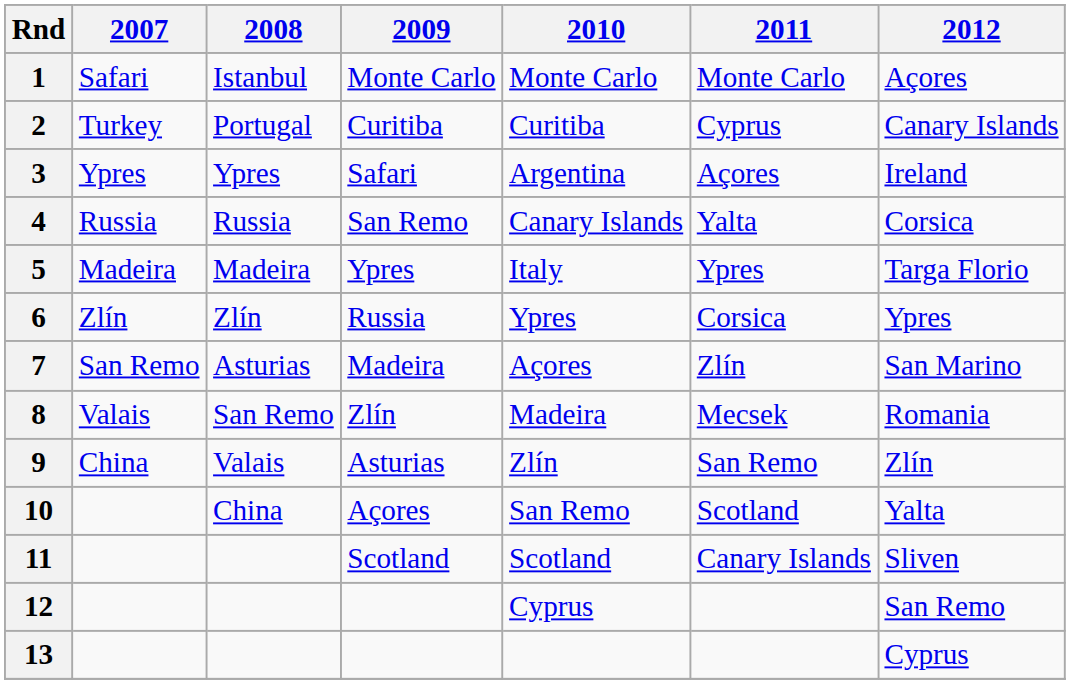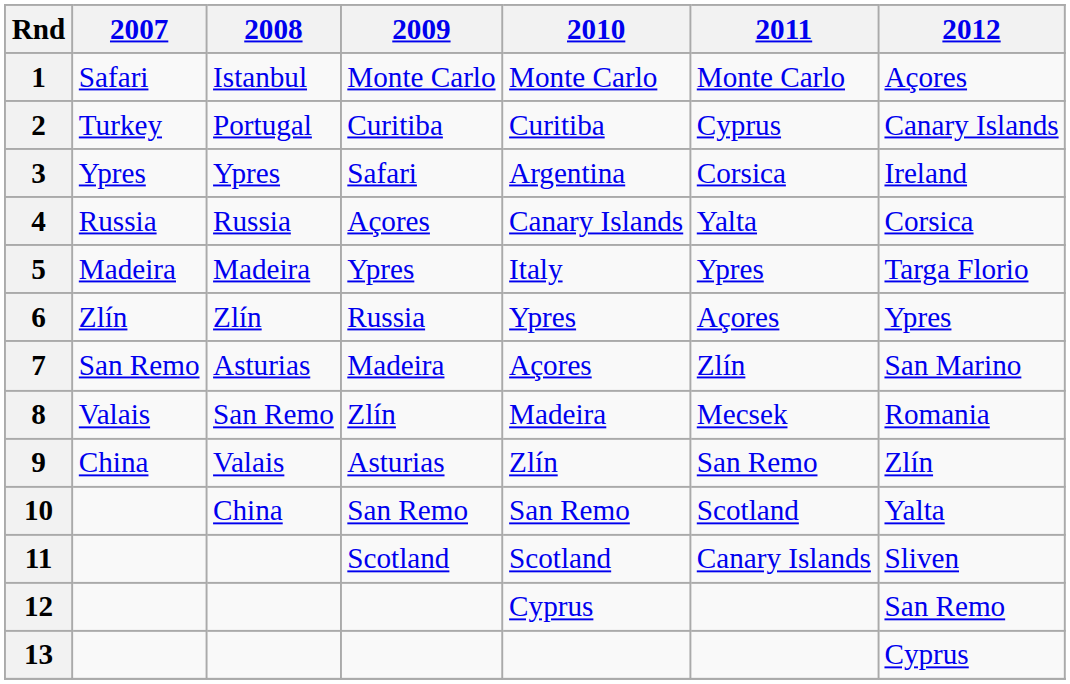(738, 173) Açores -> (741, 173) Corsica
(408, 221) San Remo -> (389, 221) Açores
(741, 317) Corsica -> (738, 317) Açores
(389, 509) Açores -> (408, 509) San Remo
